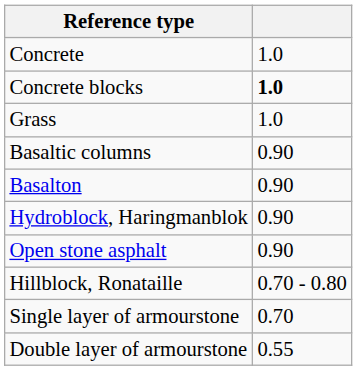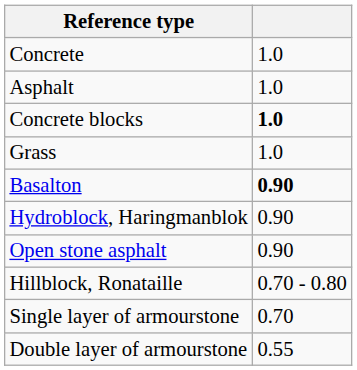+ row: (42, 86)
- row: (80, 152)
(275, 185) normal -> (275, 185) bold
